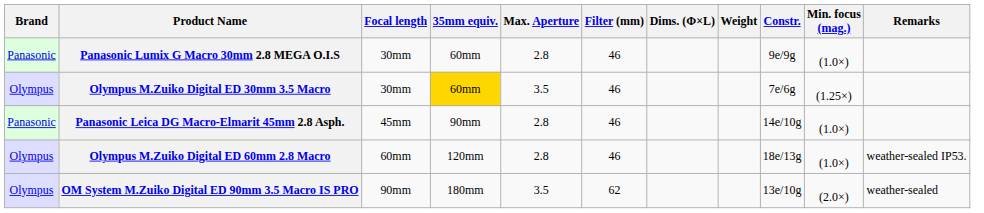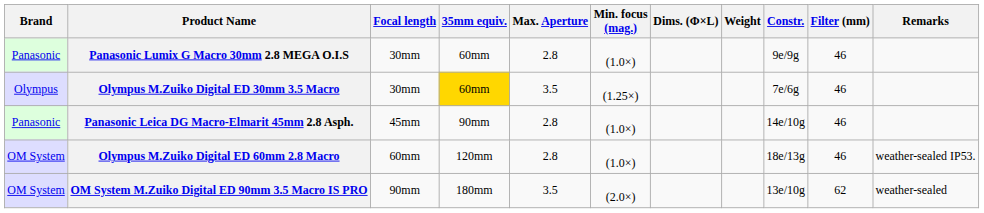columns swapped: (614, 21) <-> (834, 21)
(32, 156) Olympus -> (36, 156) OM System
(32, 190) Olympus -> (36, 190) OM System
